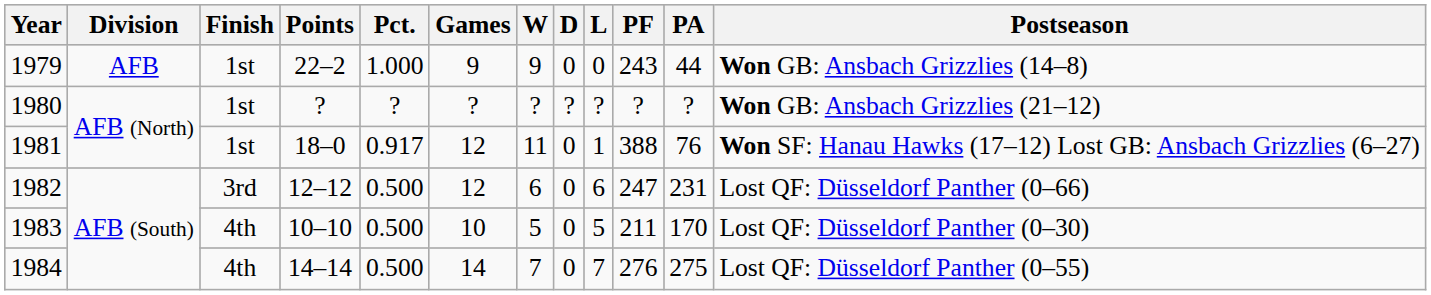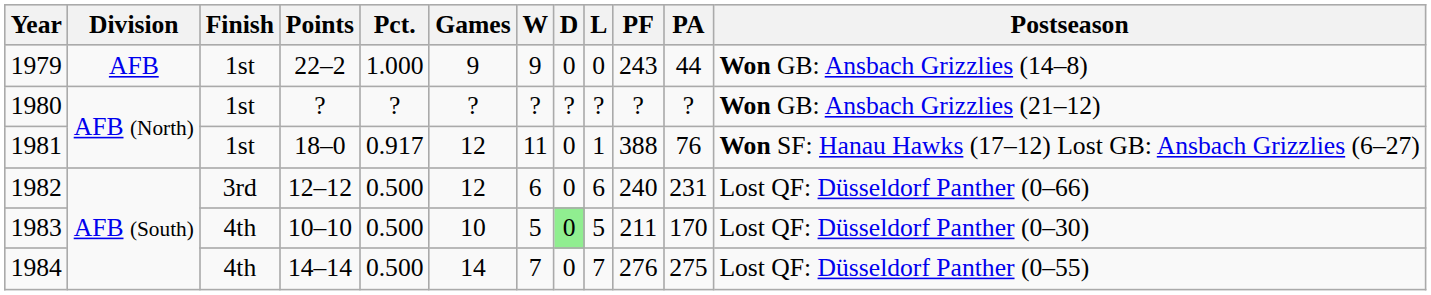(638, 187) 247 -> (638, 187) 240
(569, 227) no background -> (569, 227) lightgreen background
